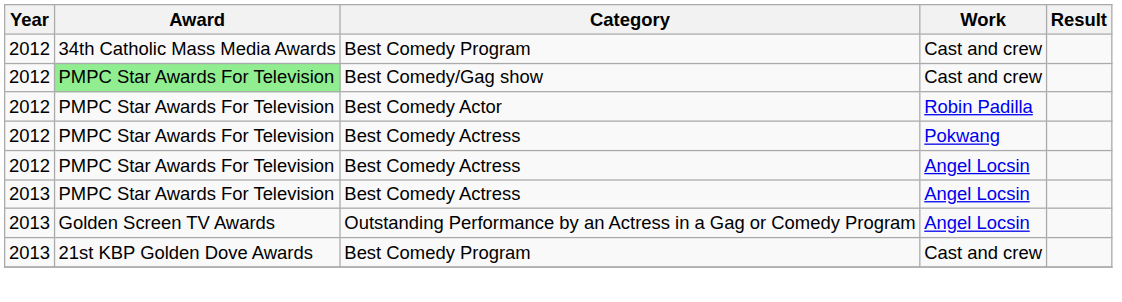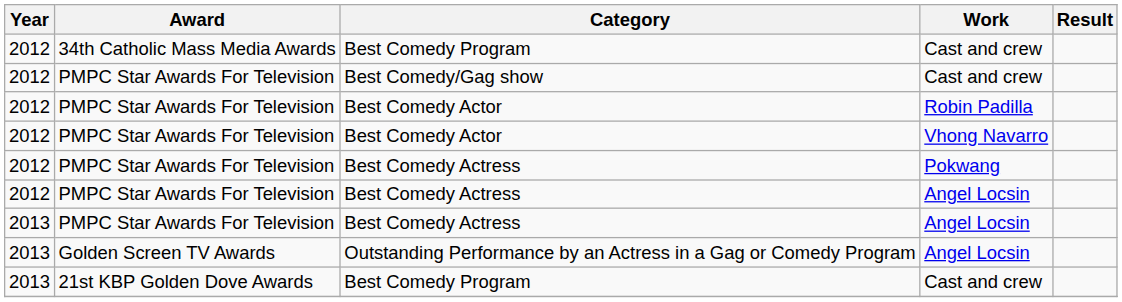(196, 78) lightgreen background -> (196, 78) no background
+ row: (423, 136)
